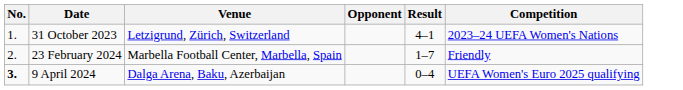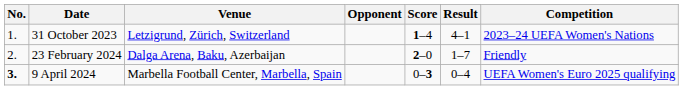+ column: (422, 14)
(235, 54) Marbella Football Center, Marbella, Spain -> (206, 54) Dalga Arena, Baku, Azerbaijan
(206, 74) Dalga Arena, Baku, Azerbaijan -> (235, 74) Marbella Football Center, Marbella, Spain
